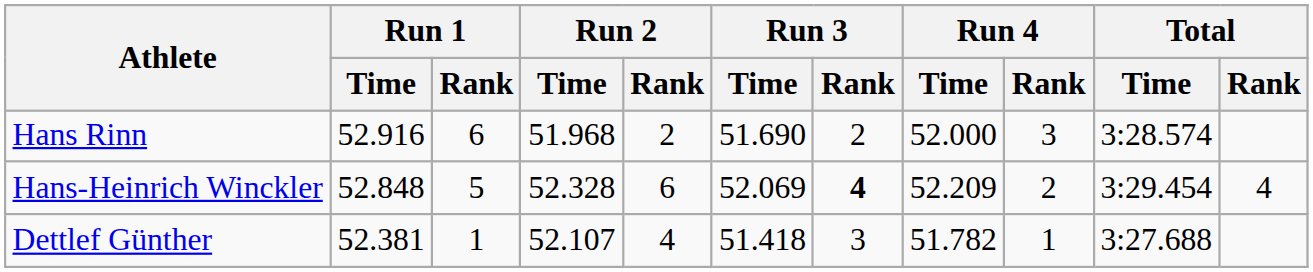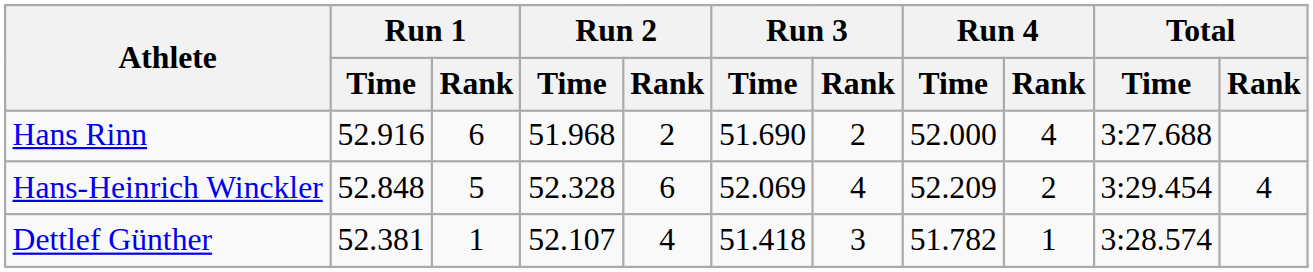(1049, 135) 3 -> (1049, 135) 4
(1156, 135) 3:28.574 -> (1156, 135) 3:27.688
(858, 187) bold -> (858, 187) normal
(1156, 240) 3:27.688 -> (1156, 240) 3:28.574
